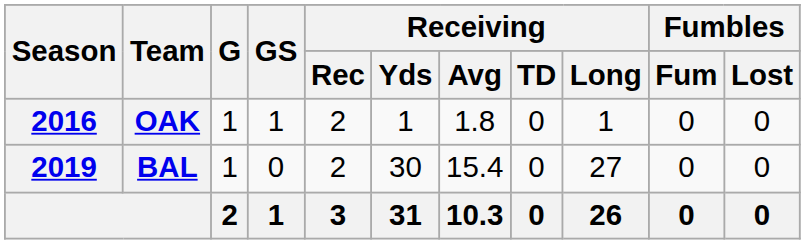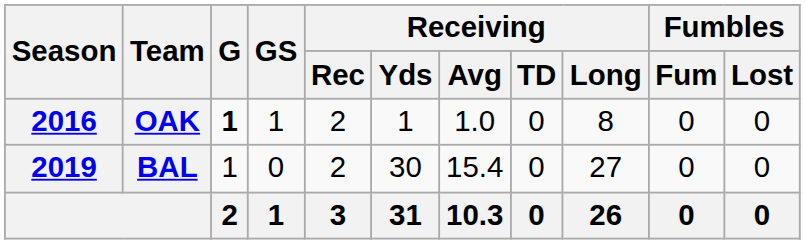(230, 121) normal -> (230, 121) bold
(475, 121) 1.8 -> (475, 121) 1.0
(606, 121) 1 -> (606, 121) 8
